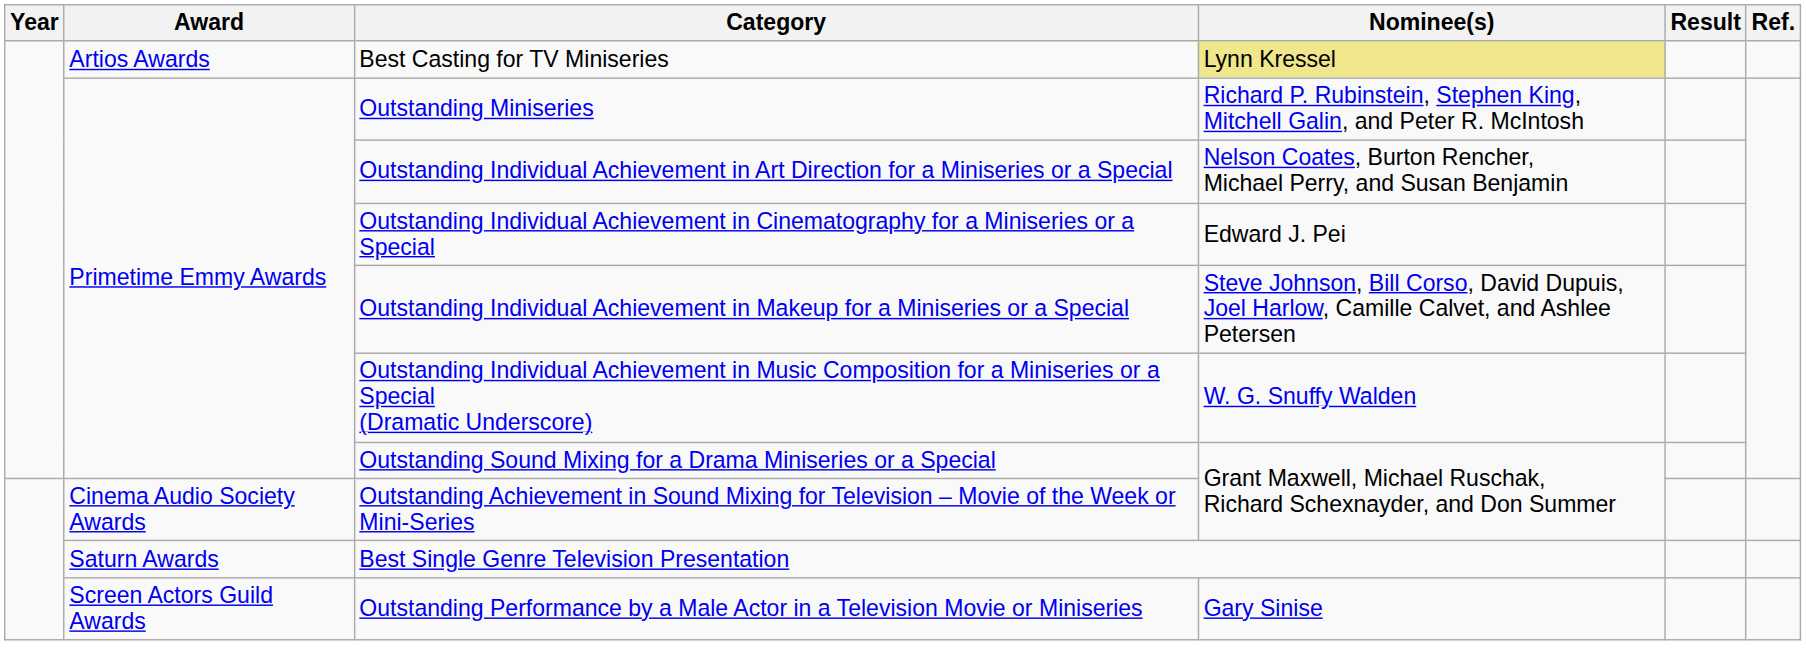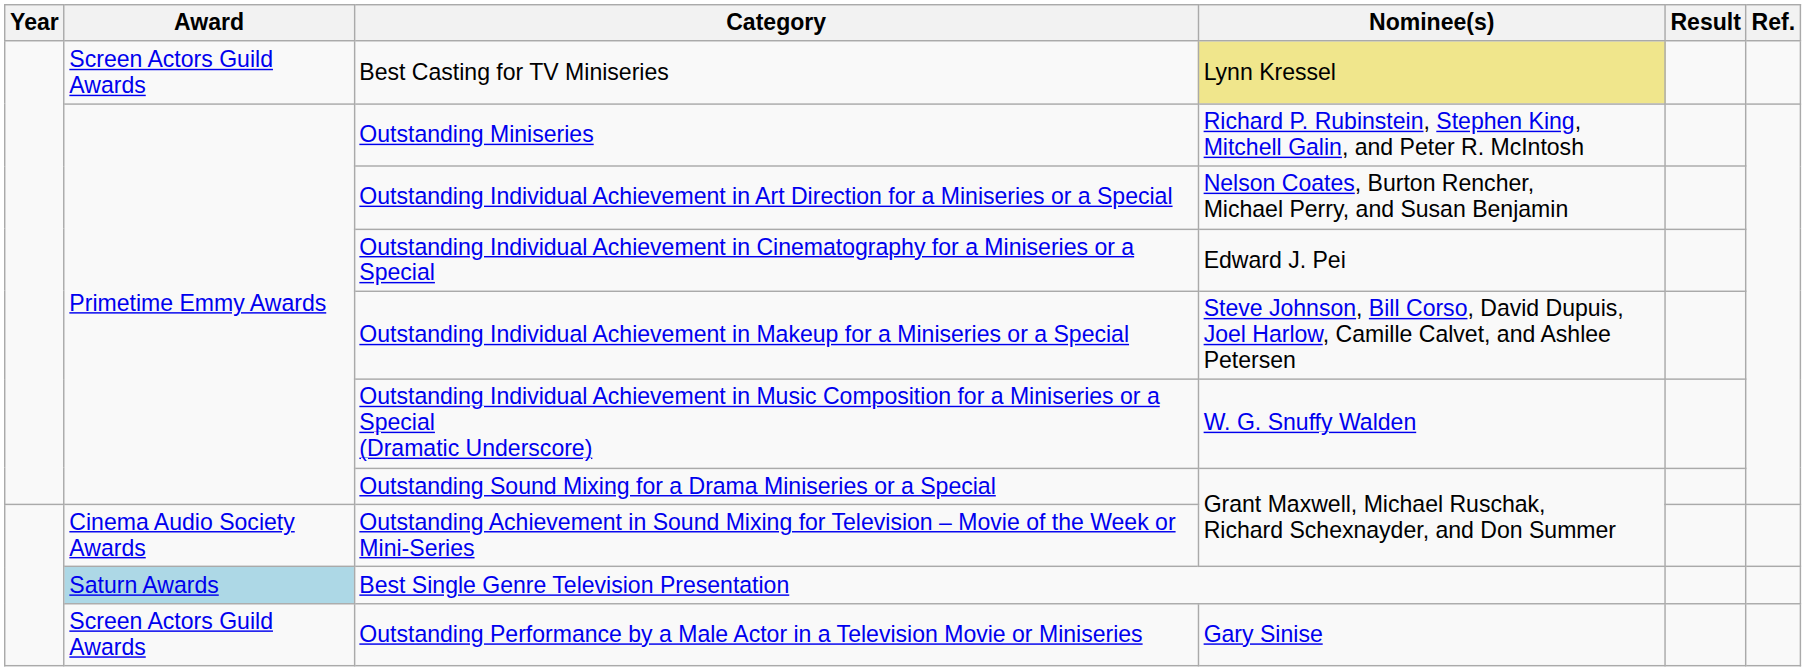(140, 59) Artios Awards -> (171, 72) Screen Actors Guild Awards
(144, 558) no background -> (144, 584) lightblue background
